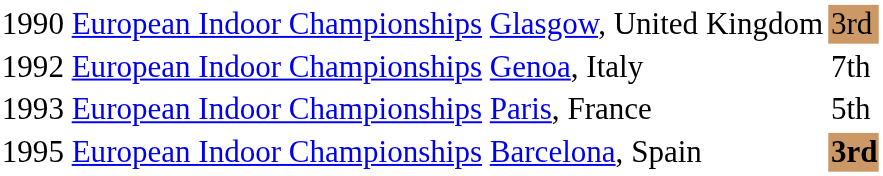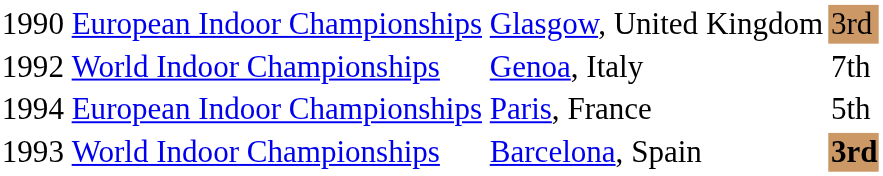(277, 66) European Indoor Championships -> (256, 66) World Indoor Championships
(33, 109) 1993 -> (33, 109) 1994
(33, 151) 1995 -> (33, 151) 1993
(277, 151) European Indoor Championships -> (256, 151) World Indoor Championships
